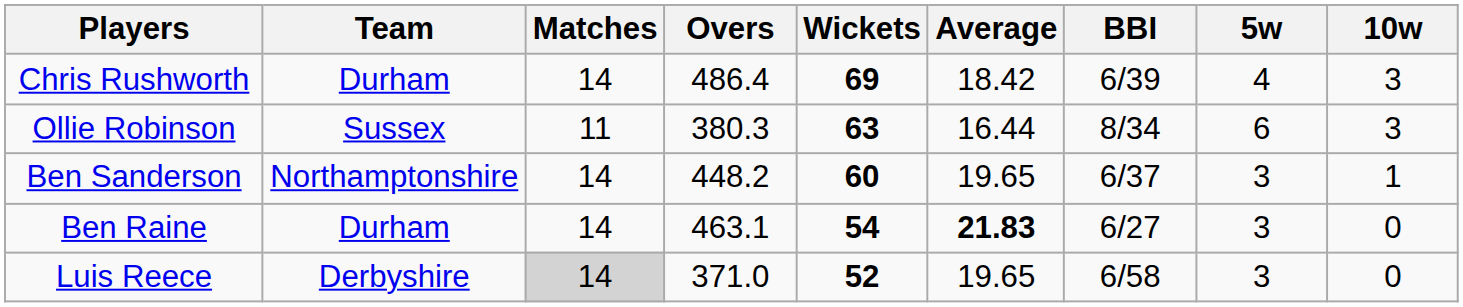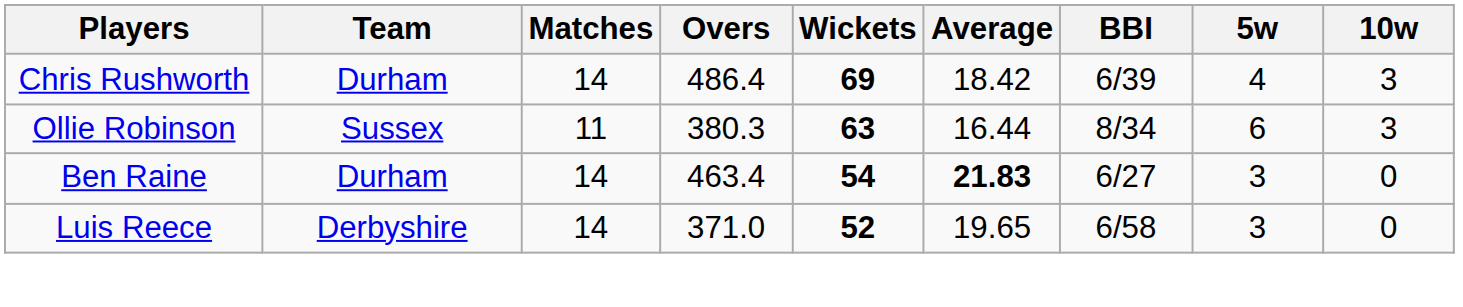- row: (134, 177)
(730, 227) 463.1 -> (726, 177) 463.4
(595, 276) lightgrey background -> (591, 227) no background
